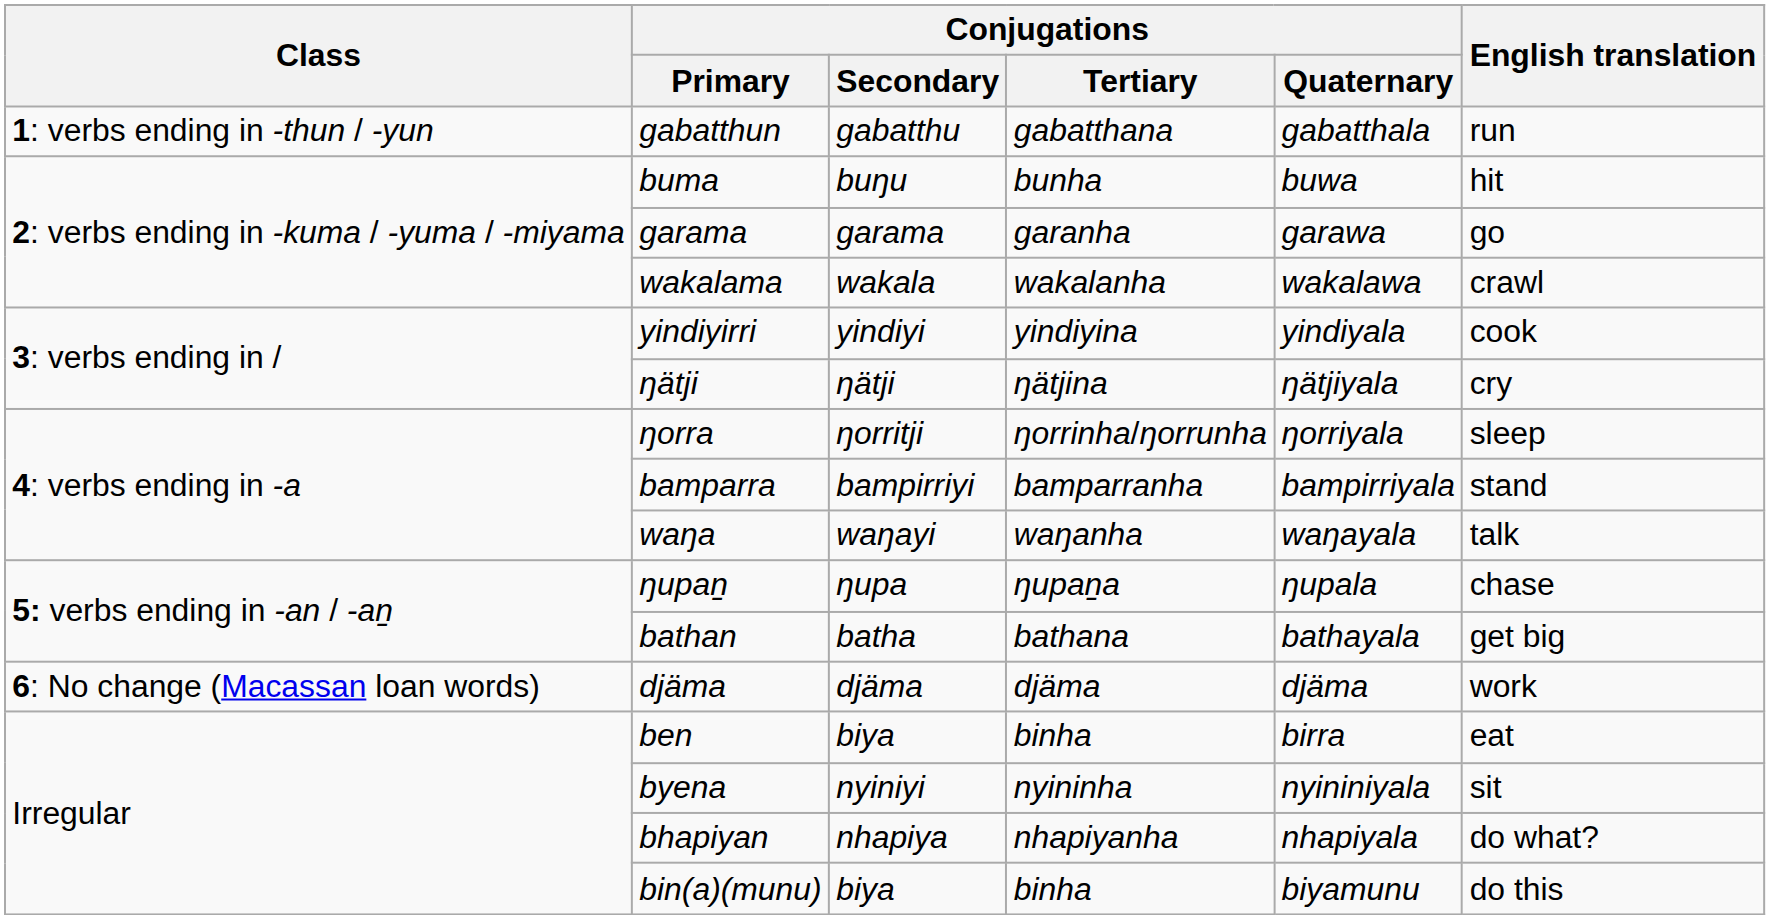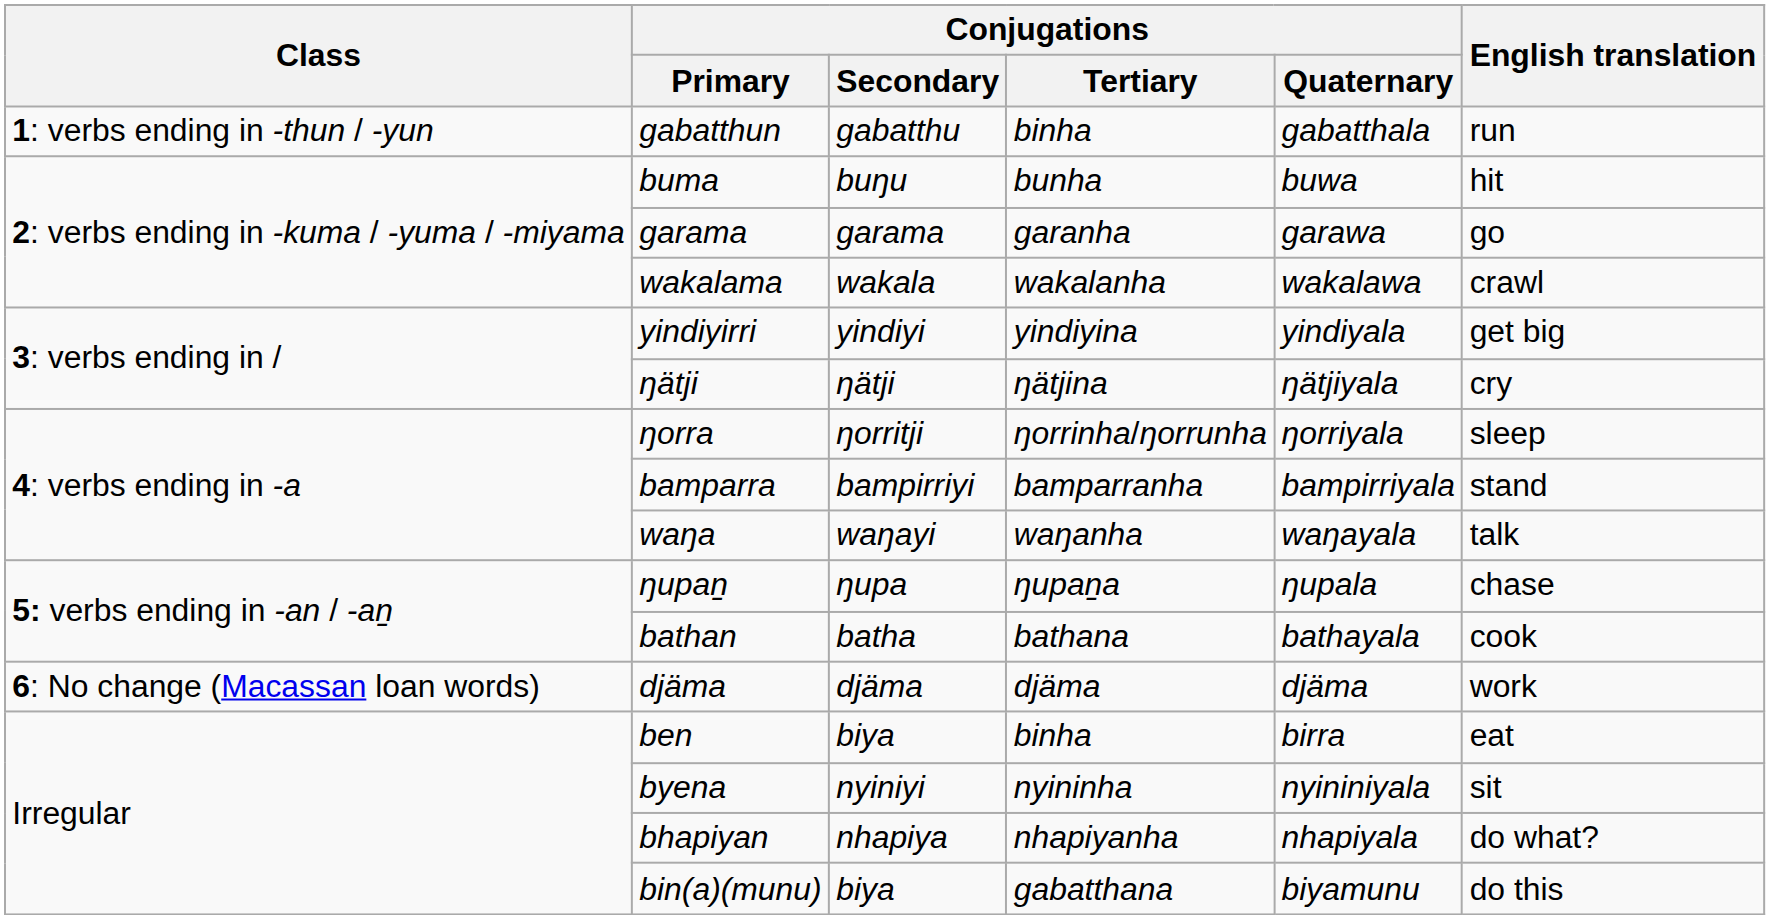(1093, 130) gabatthana -> (1053, 130) binha
(1503, 332) cook -> (1517, 332) get big
(1517, 635) get big -> (1503, 635) cook
(1053, 888) binha -> (1093, 888) gabatthana
